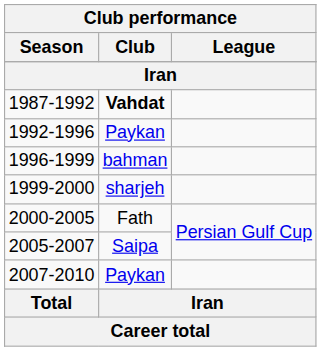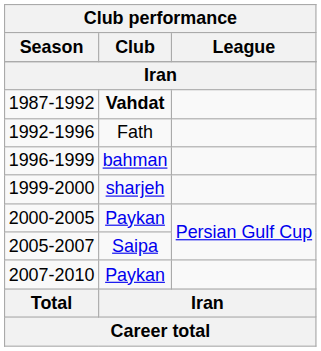(135, 132) Paykan -> (135, 132) Fath
(135, 217) Fath -> (135, 217) Paykan
